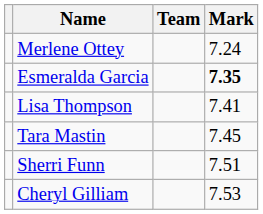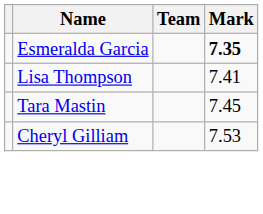- row: (71, 48)
- row: (61, 164)
